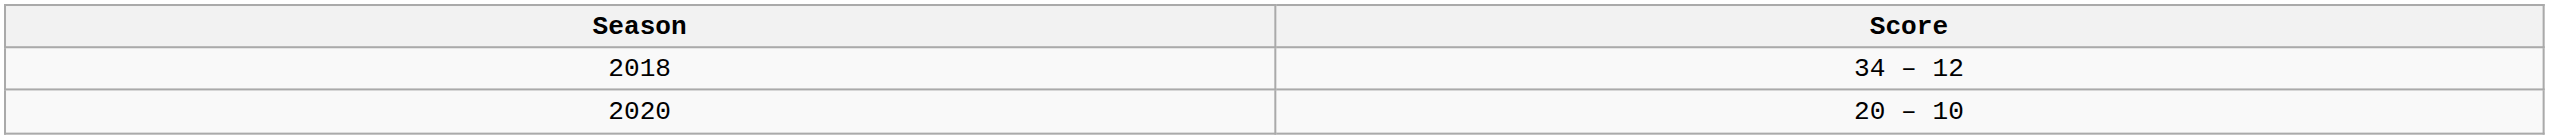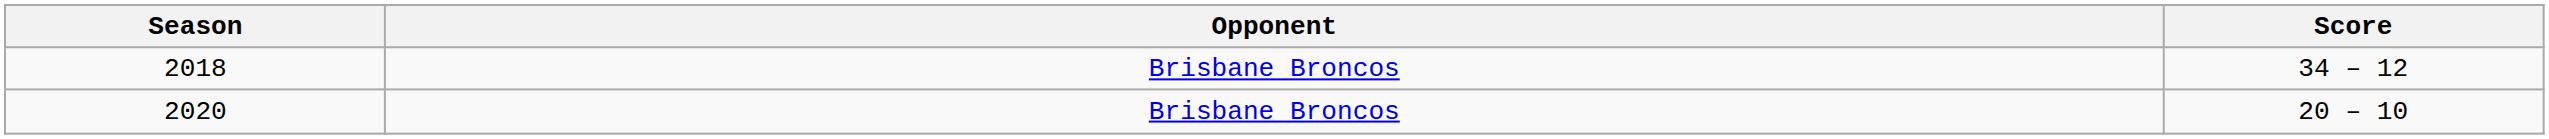+ column: (1274, 26)
